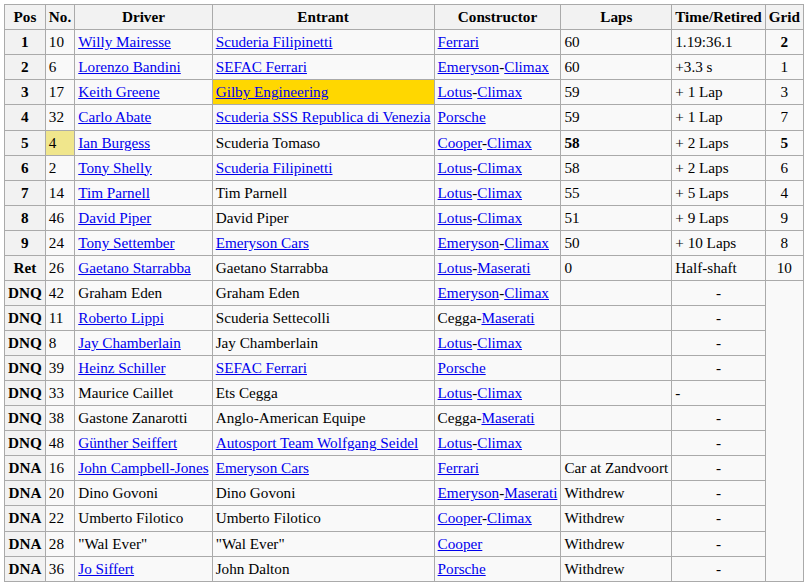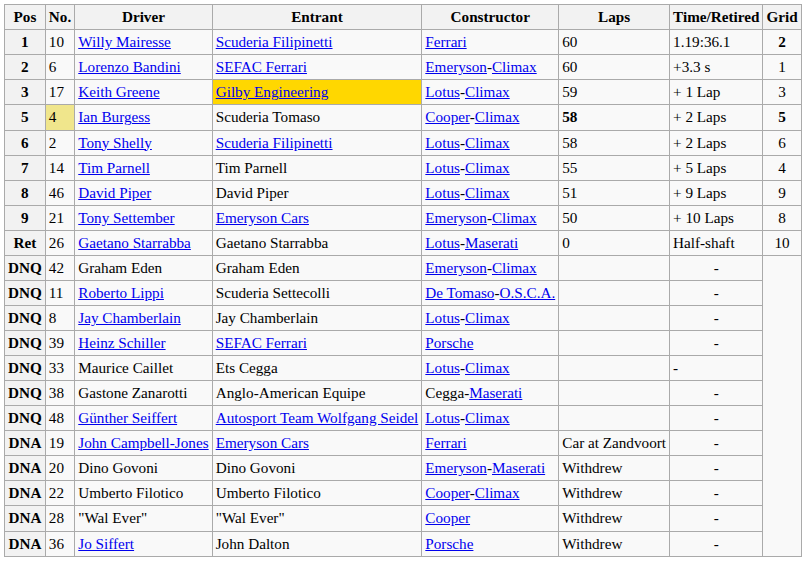- row: (115, 117)
(56, 242) 24 -> (56, 217) 21
(486, 317) Cegga-Maserati -> (490, 292) De Tomaso-O.S.C.A.
(56, 468) 16 -> (56, 443) 19
